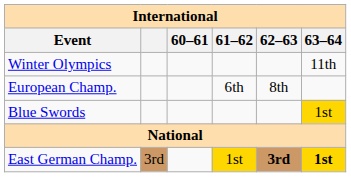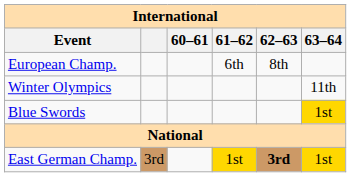rows swapped: (60, 64) <-> (62, 87)
(323, 159) bold -> (323, 159) normal
